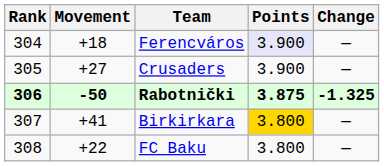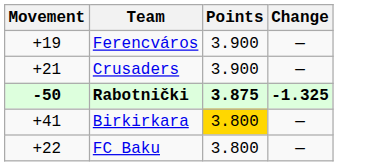- column: (28, 18)
(93, 44) +18 -> (47, 44) +19
(281, 44) lavender background -> (235, 44) no background
(93, 70) +27 -> (47, 70) +21
